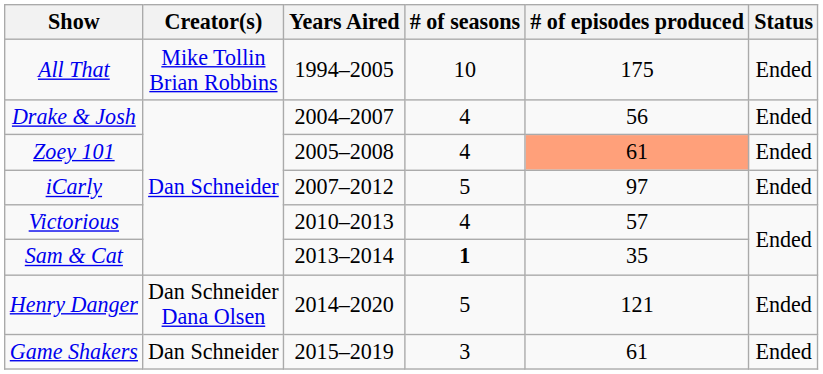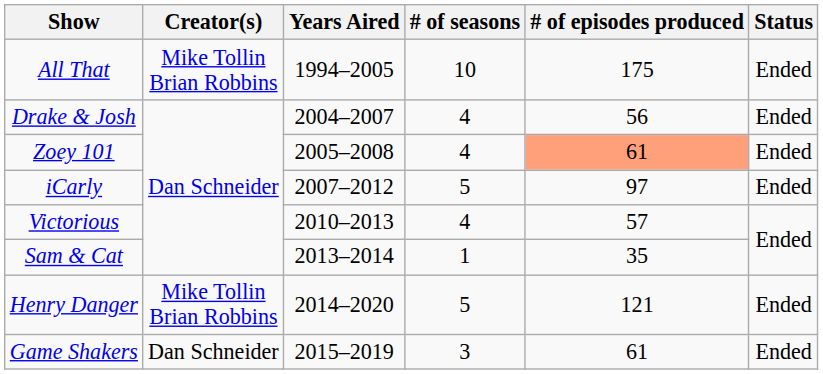(465, 256) bold -> (465, 256) normal
(213, 304) Dan Schneider Dana Olsen -> (213, 304) Mike Tollin Brian Robbins
